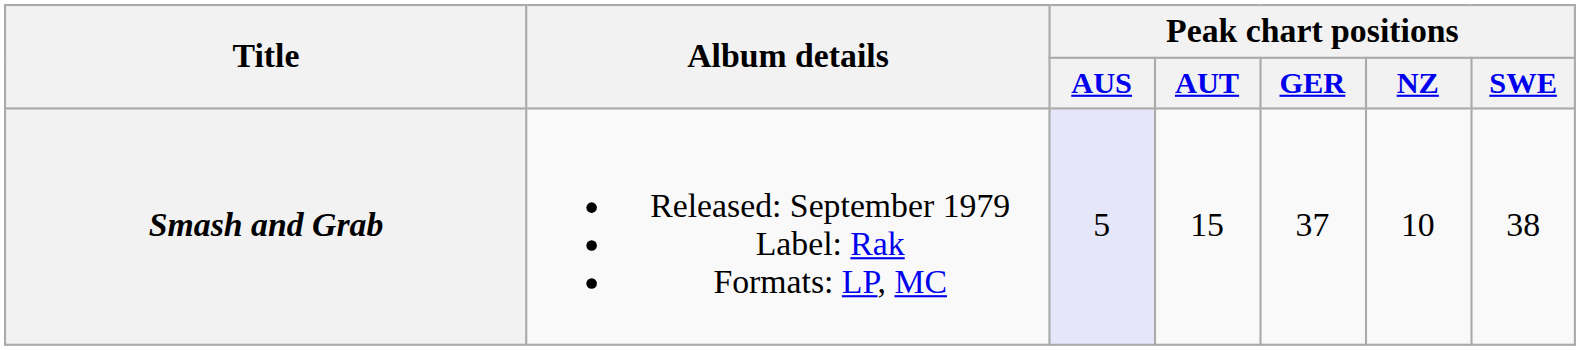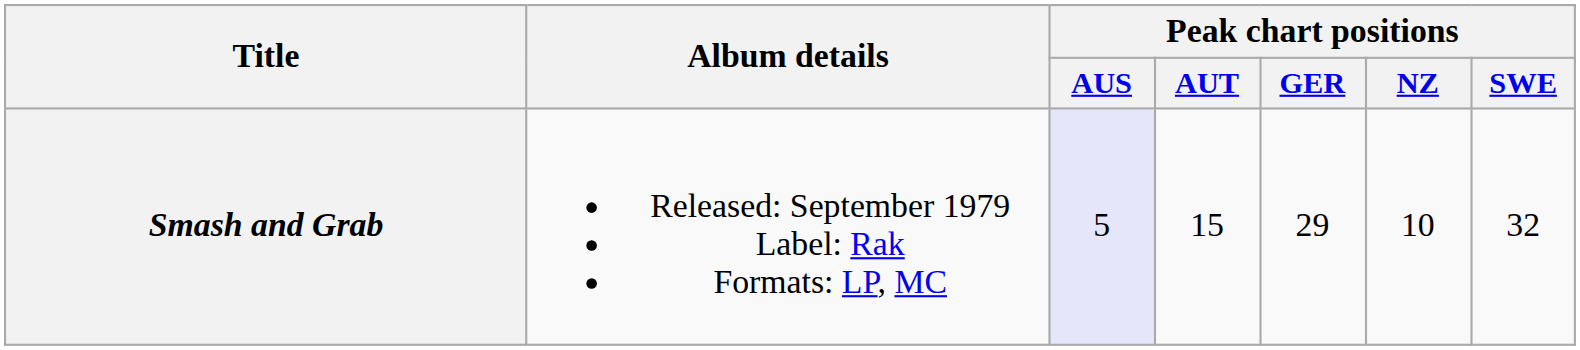(1312, 225) 37 -> (1312, 225) 29
(1523, 225) 38 -> (1523, 225) 32
